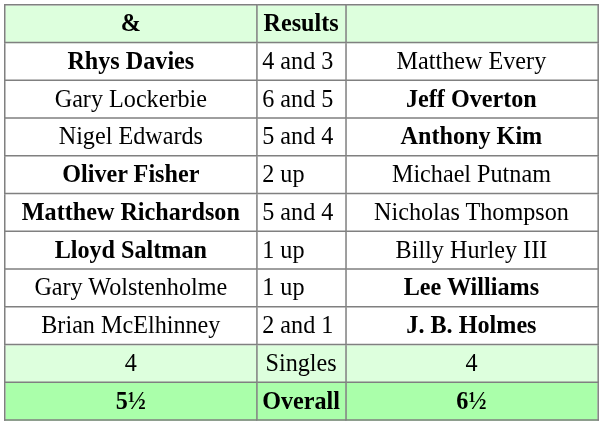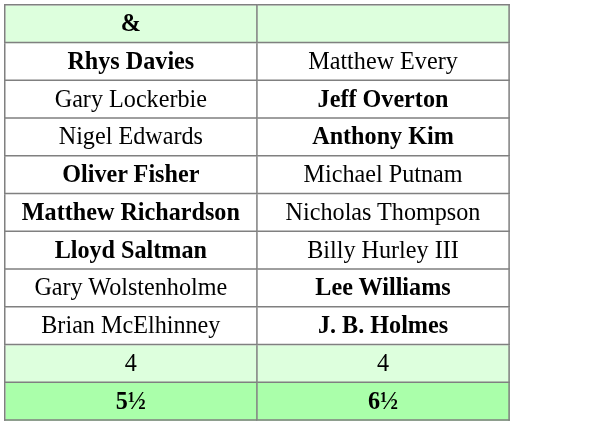- column: (301, 23)
